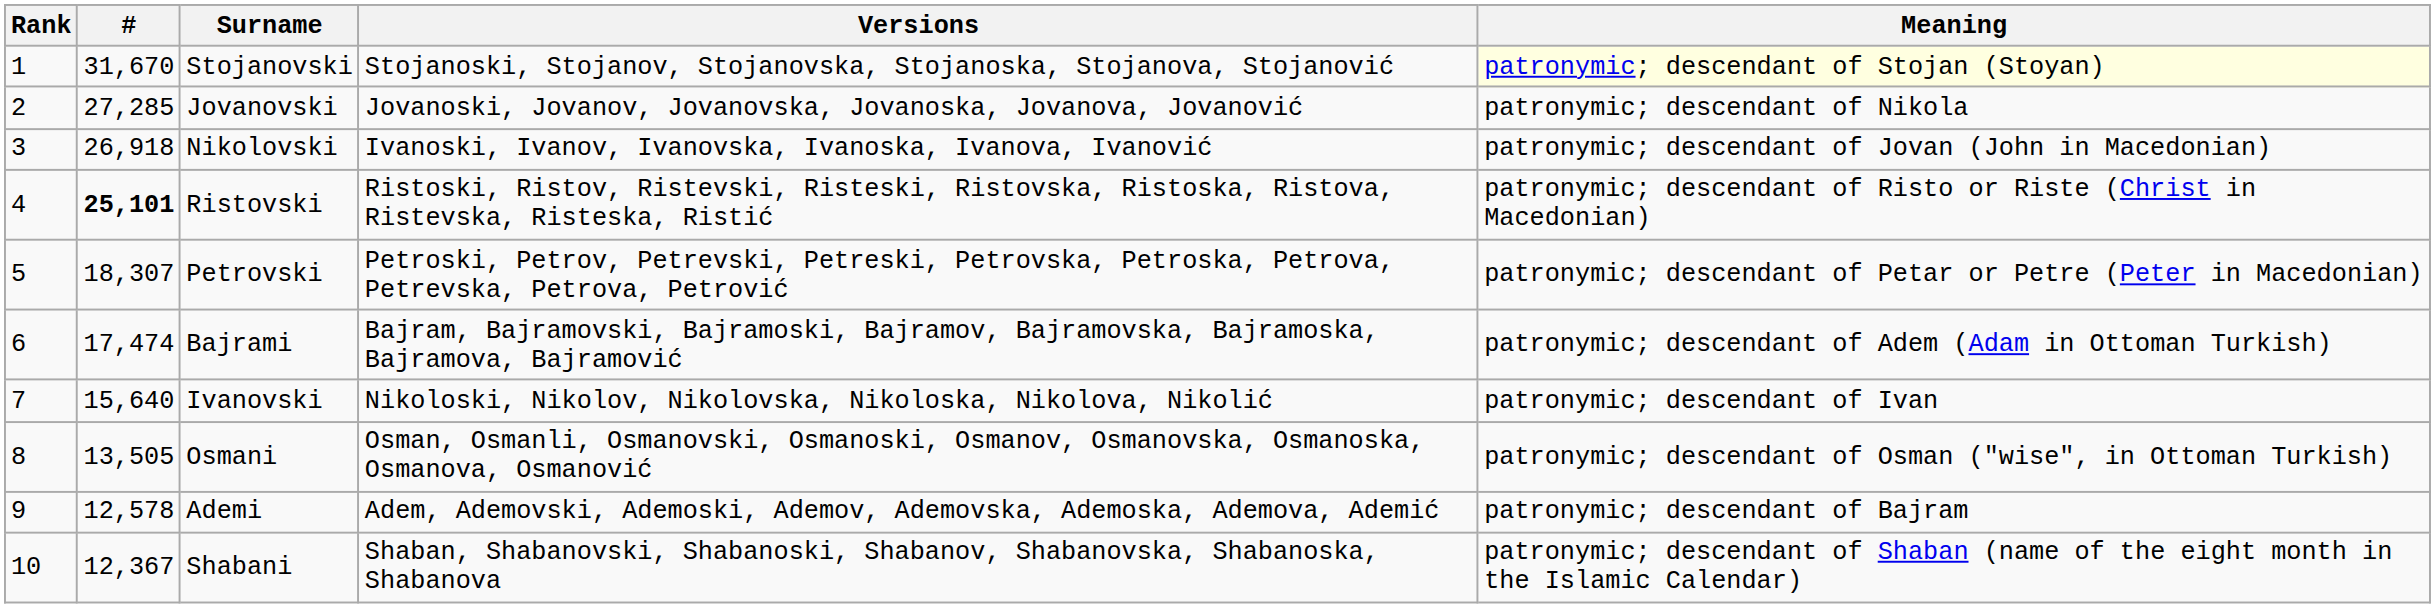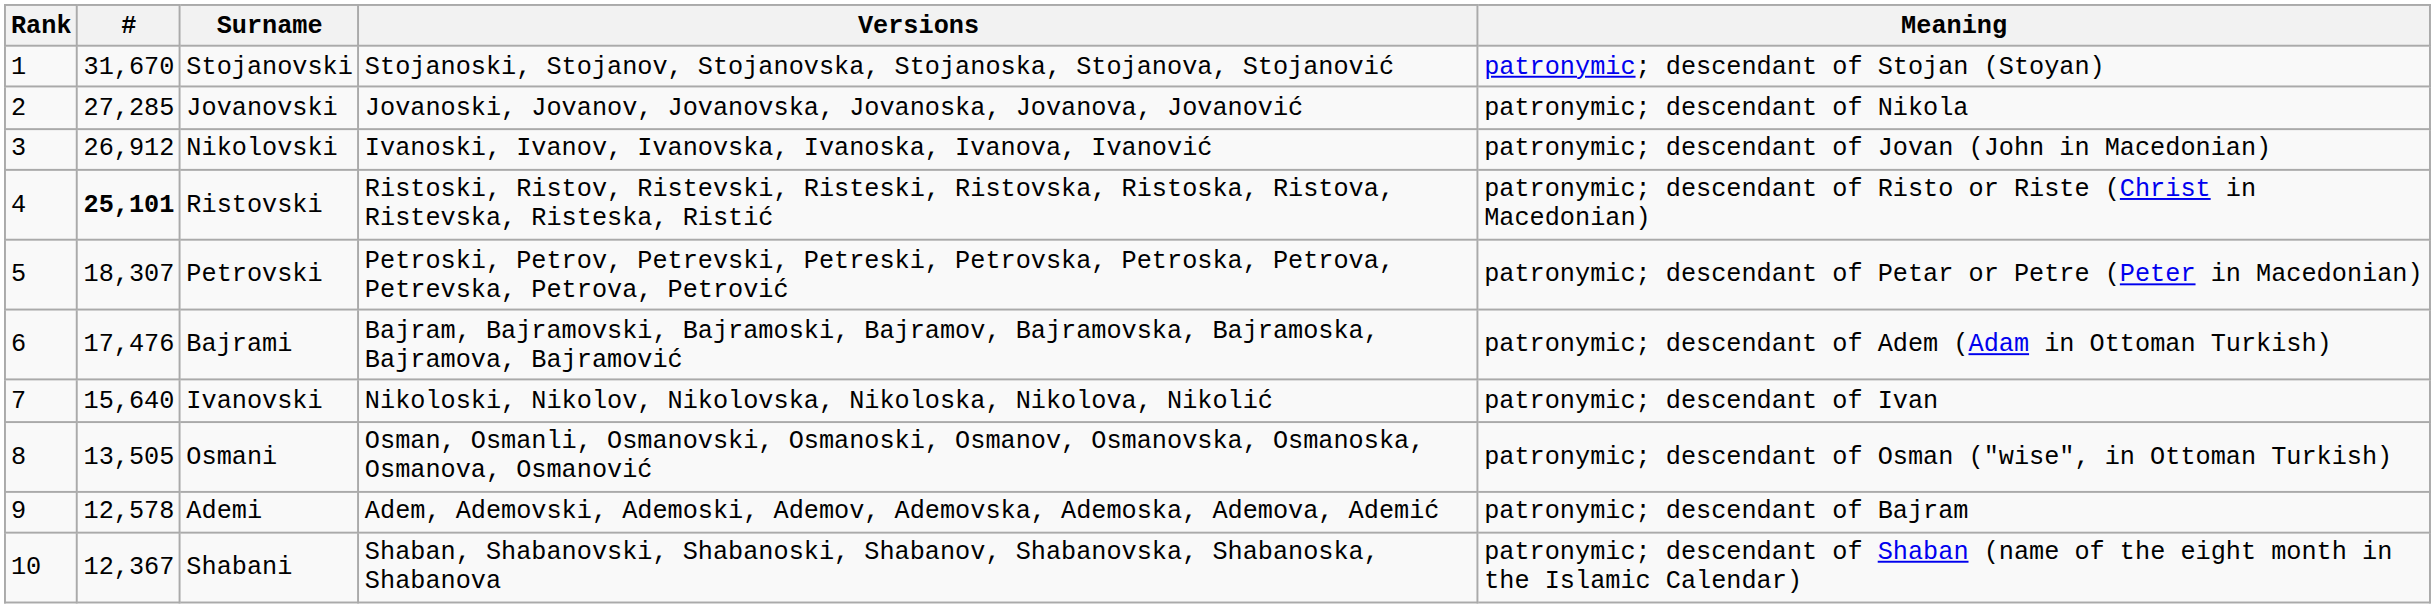(1794, 67) lightyellow background -> (1794, 67) no background
(129, 149) 26,918 -> (129, 149) 26,912
(129, 345) 17,474 -> (129, 345) 17,476
